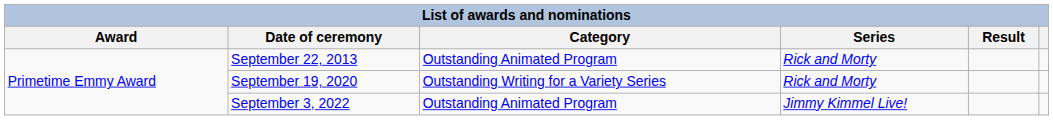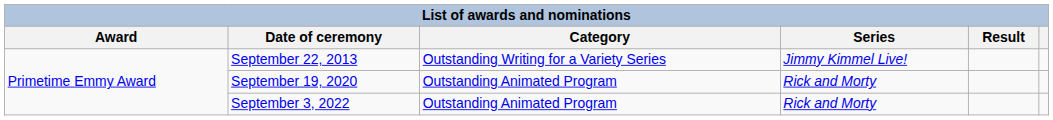(520, 59) Outstanding Animated Program -> (544, 59) Outstanding Writing for a Variety Series
(830, 59) Rick and Morty -> (845, 59) Jimmy Kimmel Live!
(544, 81) Outstanding Writing for a Variety Series -> (520, 81) Outstanding Animated Program
(845, 103) Jimmy Kimmel Live! -> (830, 103) Rick and Morty
